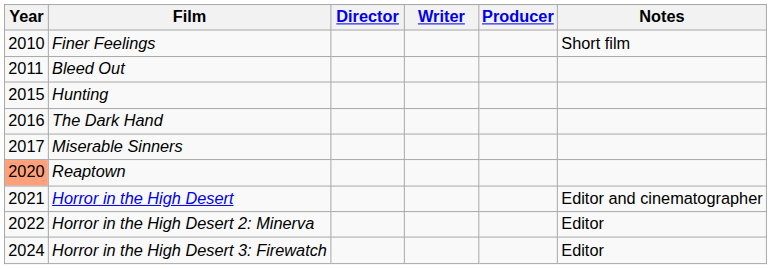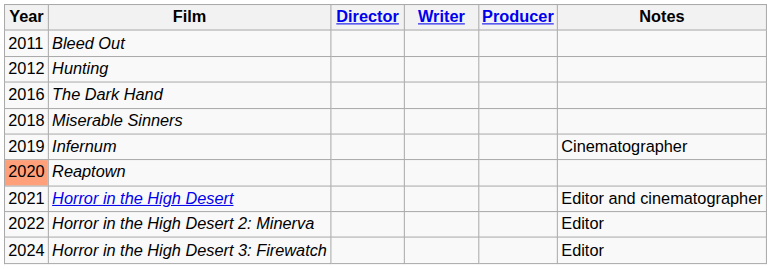- row: (104, 43)
(26, 95) 2015 -> (26, 69) 2012
(26, 146) 2017 -> (26, 120) 2018
+ row: (84, 146)
